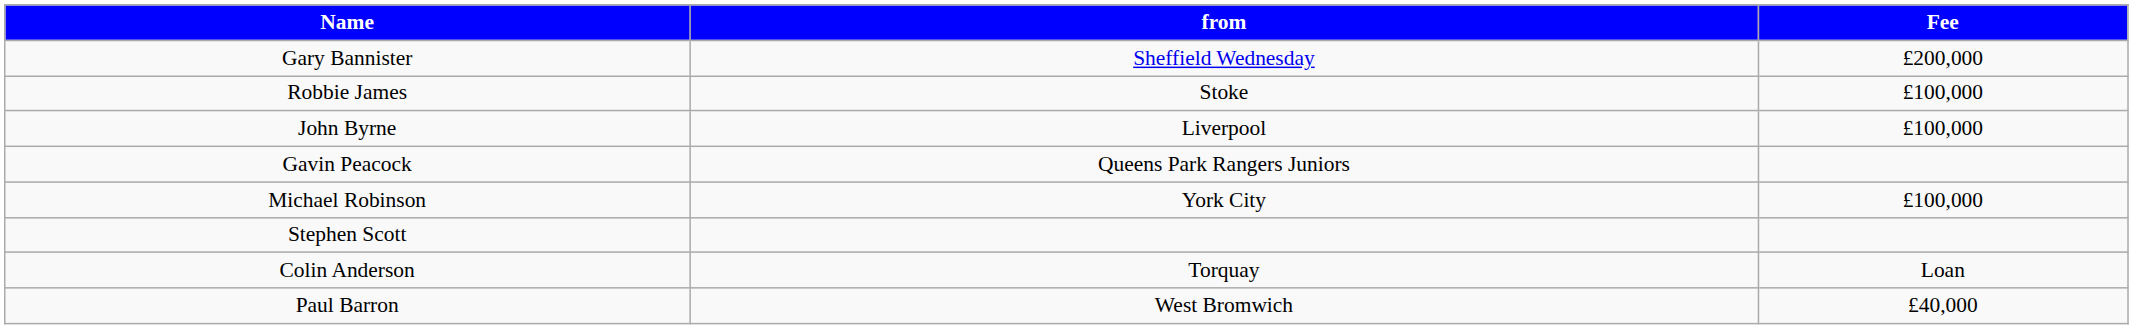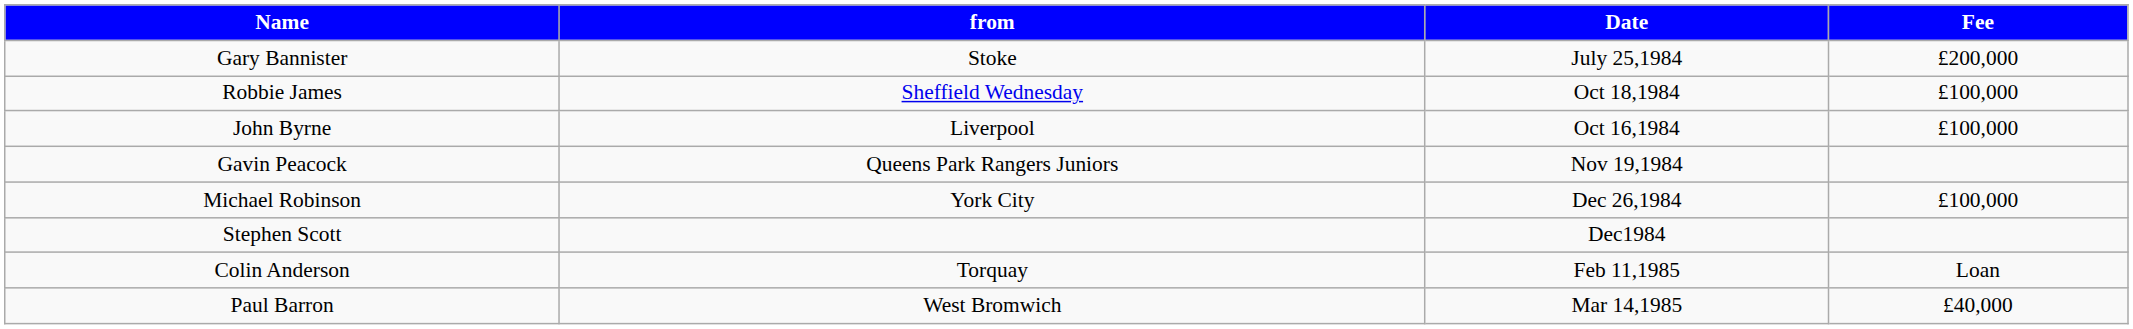+ column: (1627, 22)
(1224, 57) Sheffield Wednesday -> (992, 57) Stoke
(1224, 93) Stoke -> (992, 93) Sheffield Wednesday
